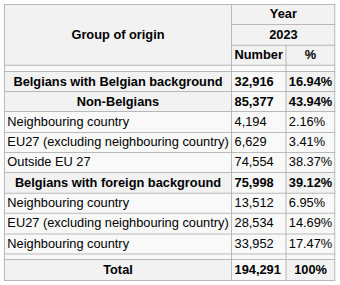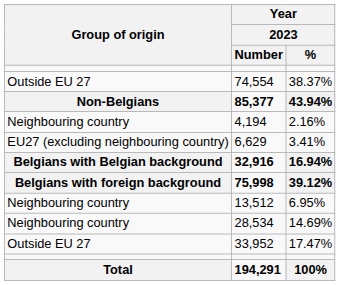rows swapped: (254, 81) <-> (254, 162)
(118, 223) EU27 (excluding neighbouring country) -> (68, 223) Neighbouring country
(68, 243) Neighbouring country -> (49, 243) Outside EU 27
